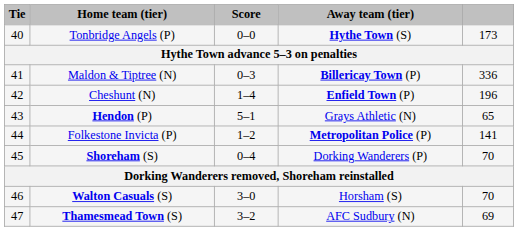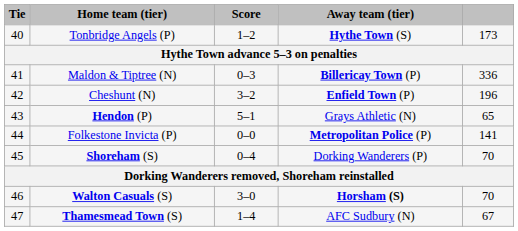(246, 35) 0–0 -> (246, 35) 1–2
(246, 95) 1–4 -> (246, 95) 3–2
(246, 136) 1–2 -> (246, 136) 0–0
(370, 196) normal -> (370, 196) bold
(246, 216) 3–2 -> (246, 216) 1–4
(488, 216) 69 -> (488, 216) 67
